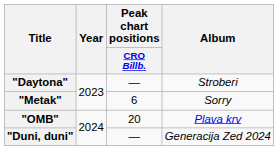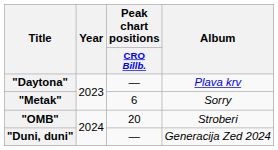(218, 82) Stroberi -> (218, 82) Plava krv
(218, 118) Plava krv -> (218, 118) Stroberi
